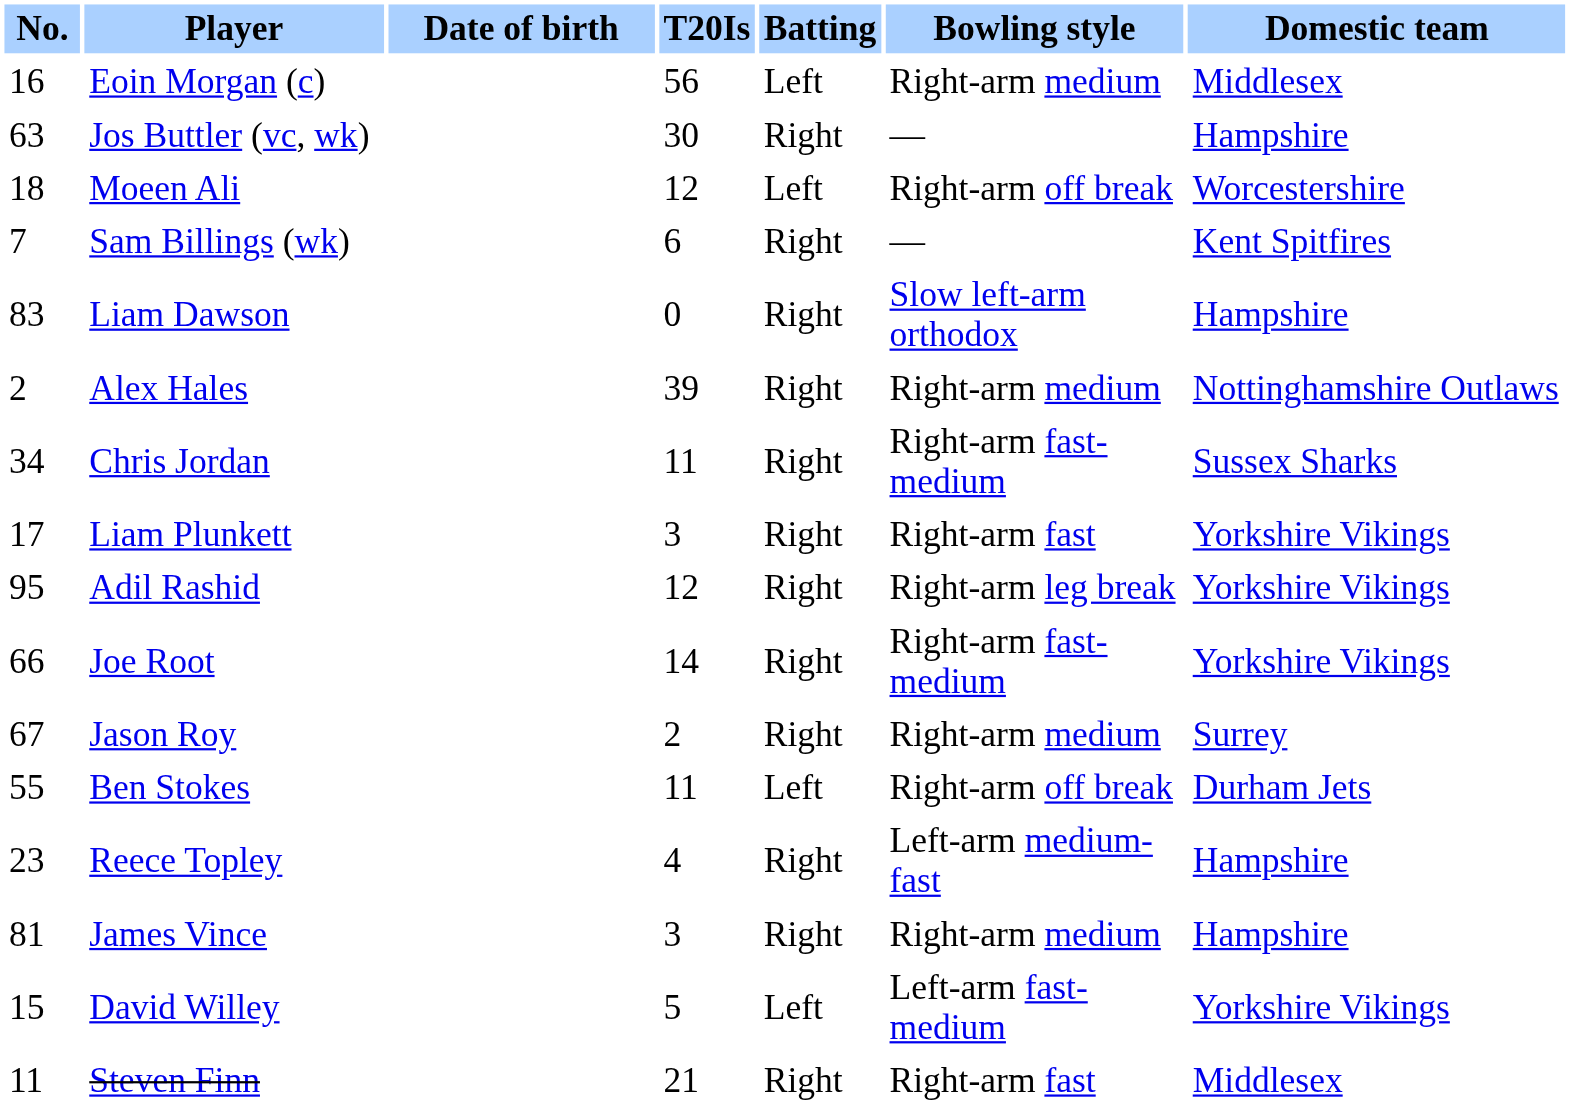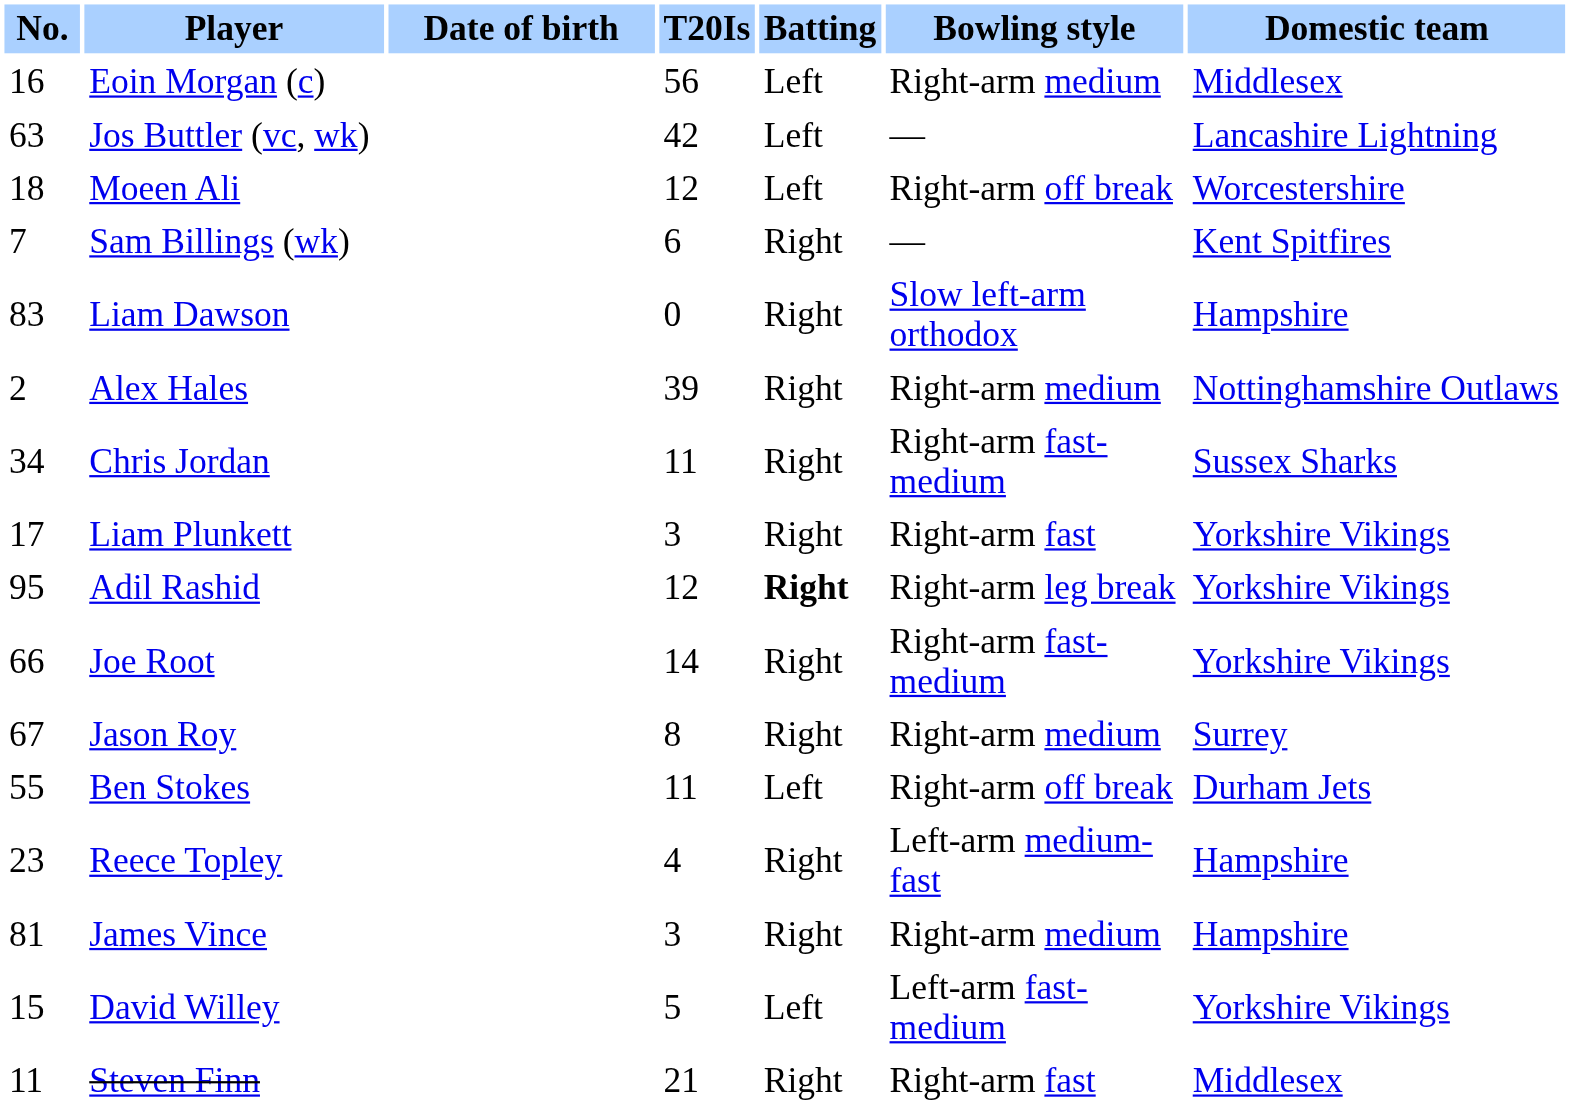(681, 134) 30 -> (681, 134) 42
(803, 134) Right -> (793, 134) Left
(1271, 134) Hampshire -> (1345, 134) Lancashire Lightning
(803, 587) normal -> (806, 587) bold
(672, 734) 2 -> (672, 734) 8
